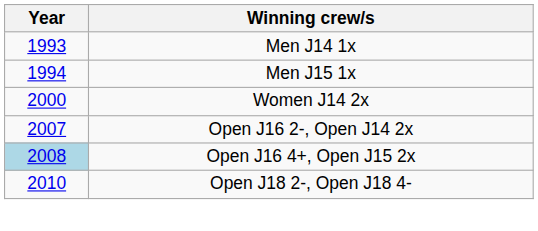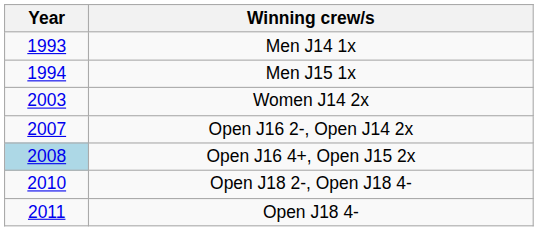(47, 101) 2000 -> (47, 101) 2003
+ row: (311, 211)
